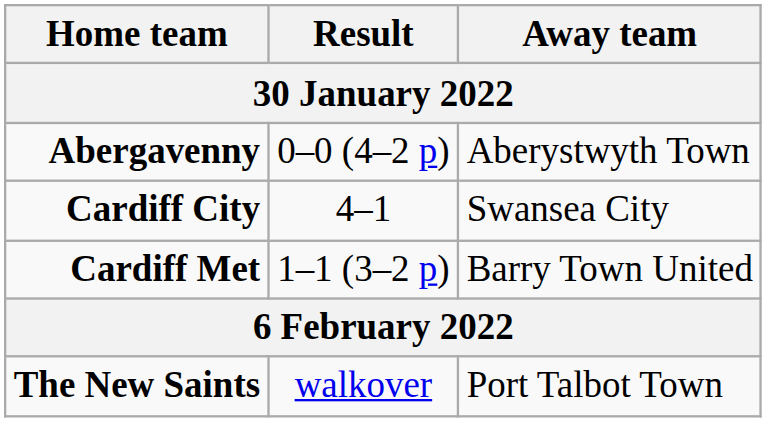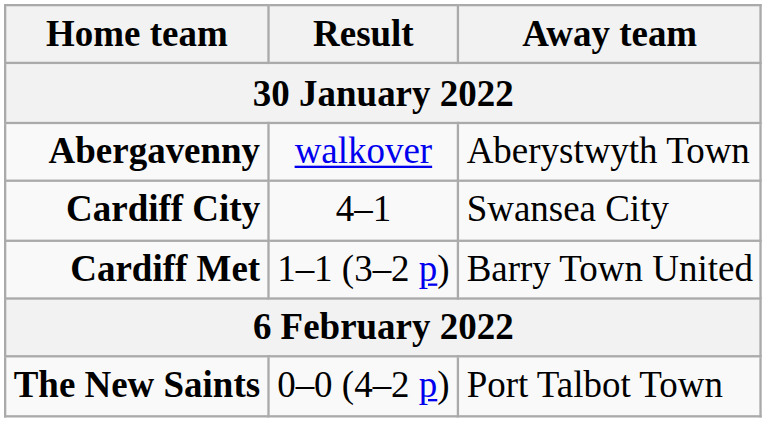(363, 151) 0–0 (4–2 p) -> (363, 151) walkover
(363, 385) walkover -> (363, 385) 0–0 (4–2 p)
